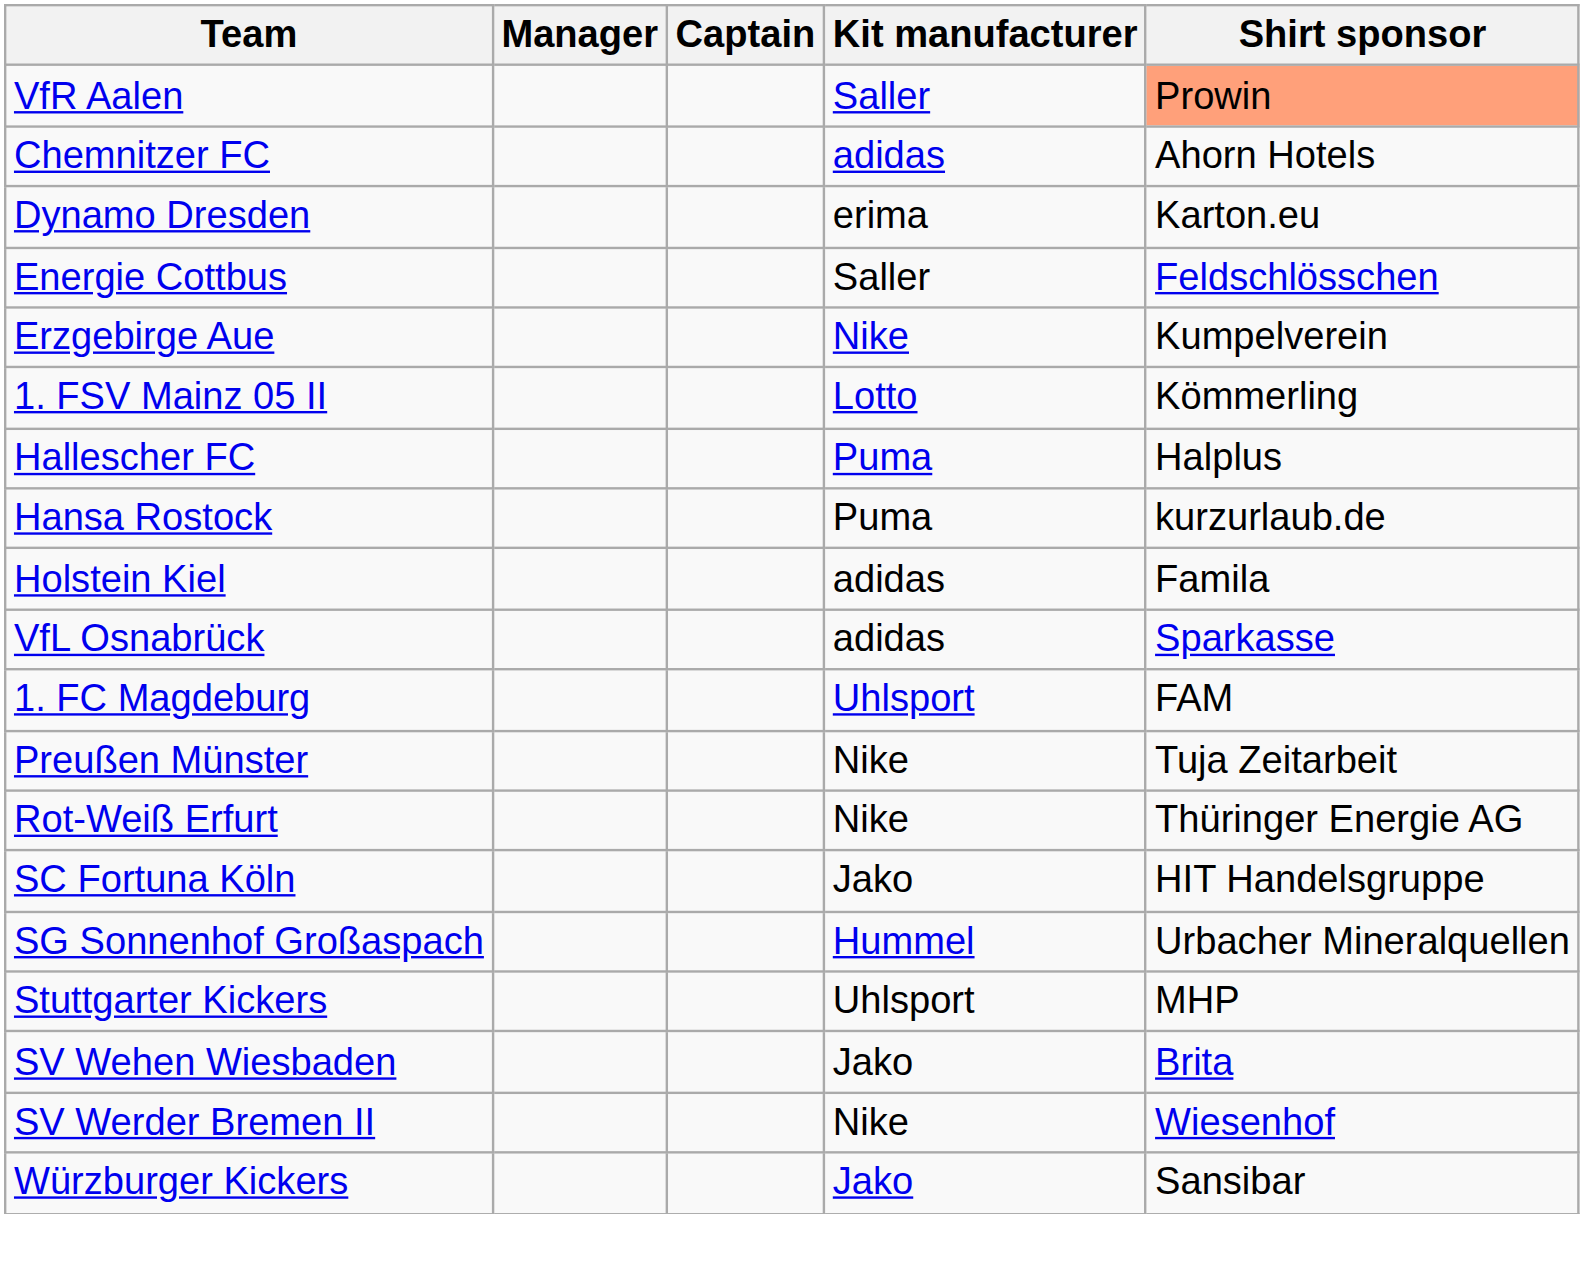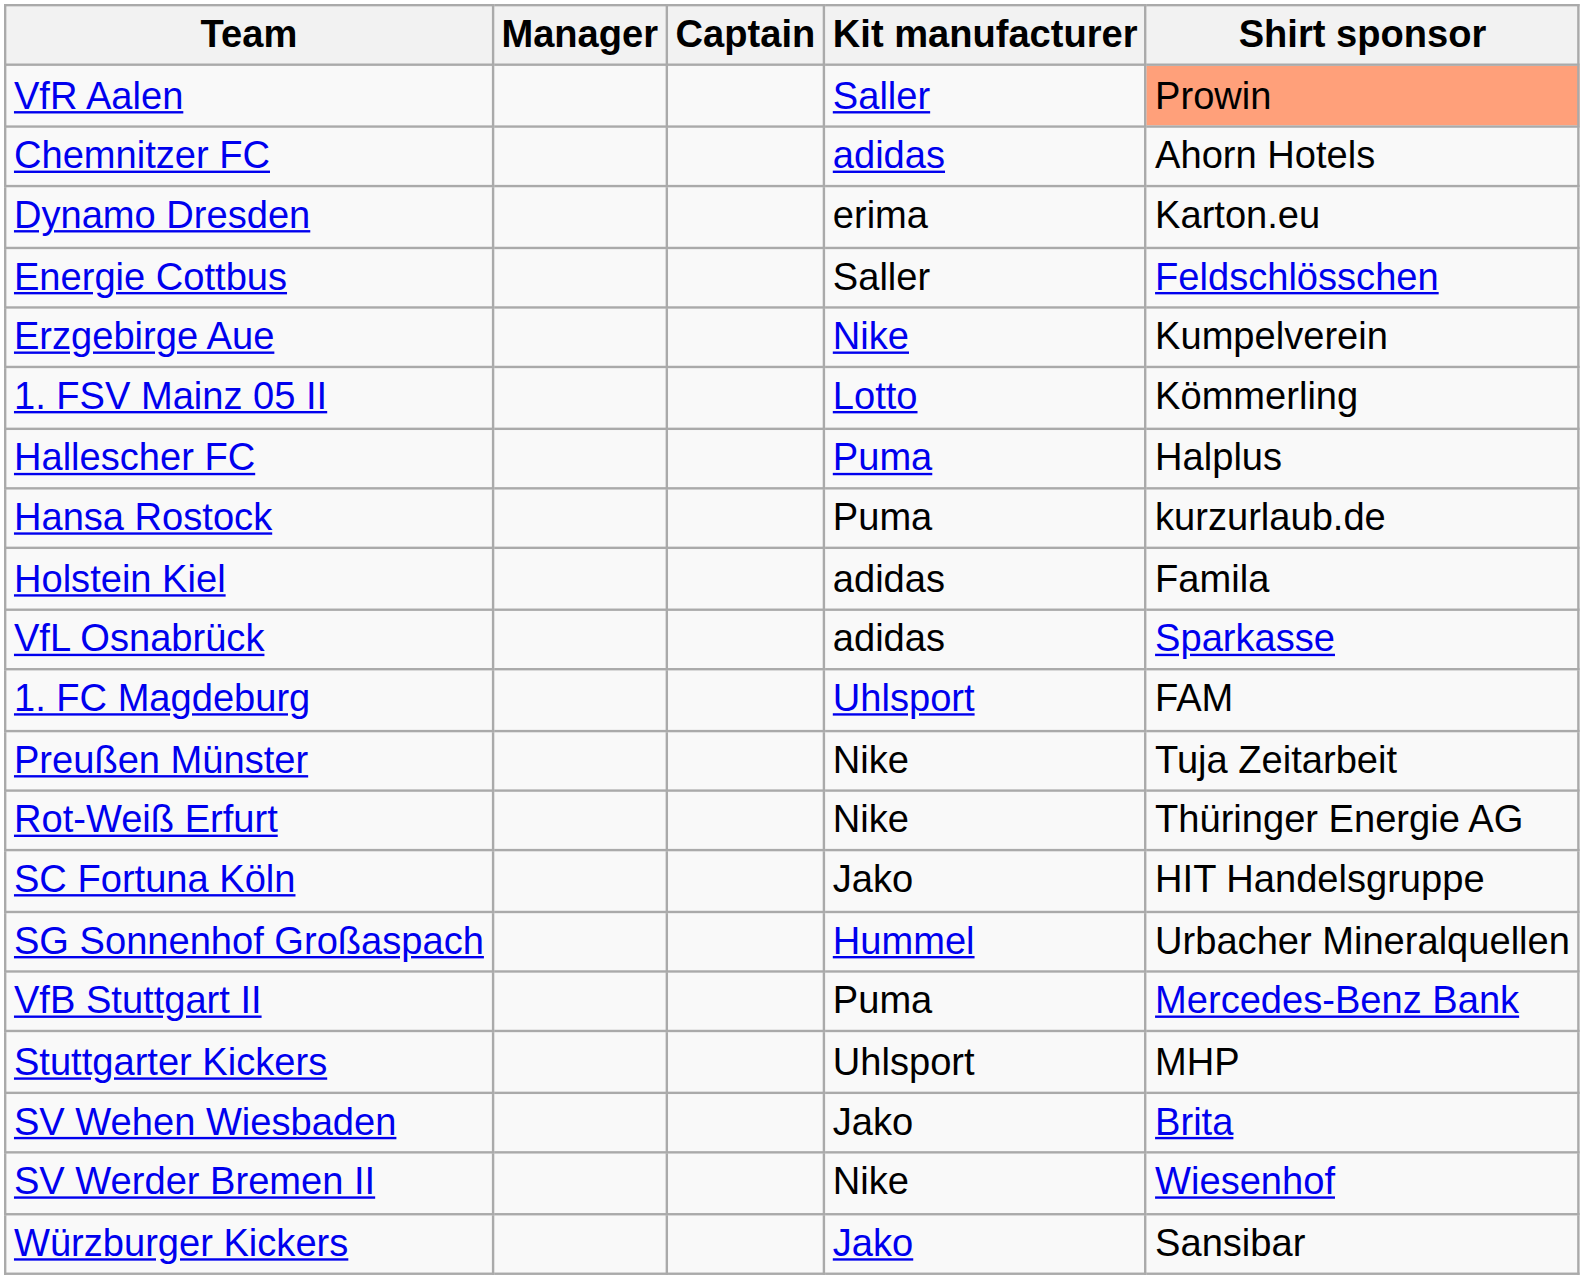+ row: (138, 1000)
